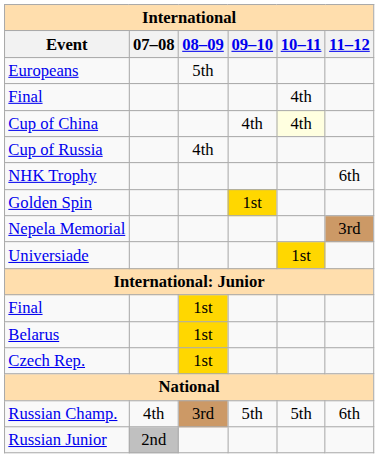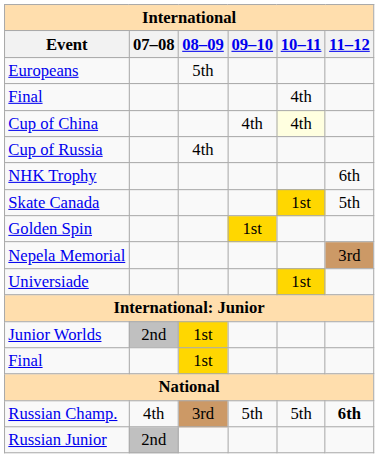+ row: (54, 202)
+ row: (55, 334)
- row: (34, 334)
- row: (47, 360)
(349, 413) normal -> (349, 413) bold
